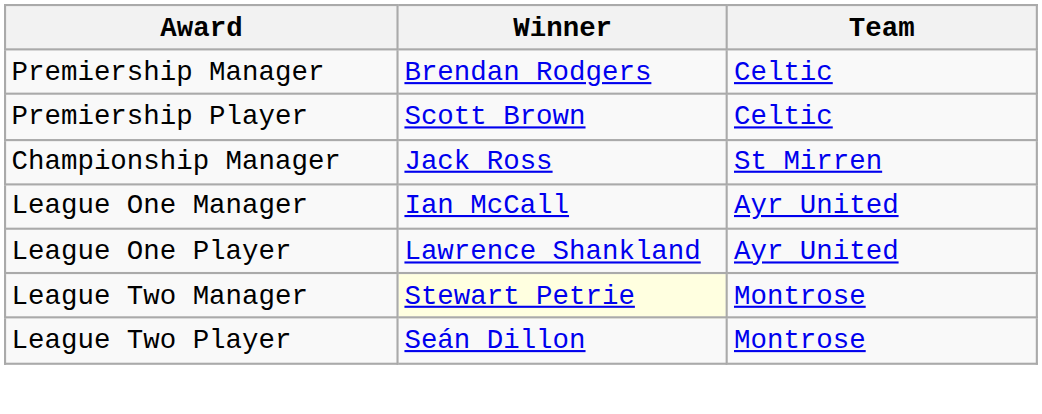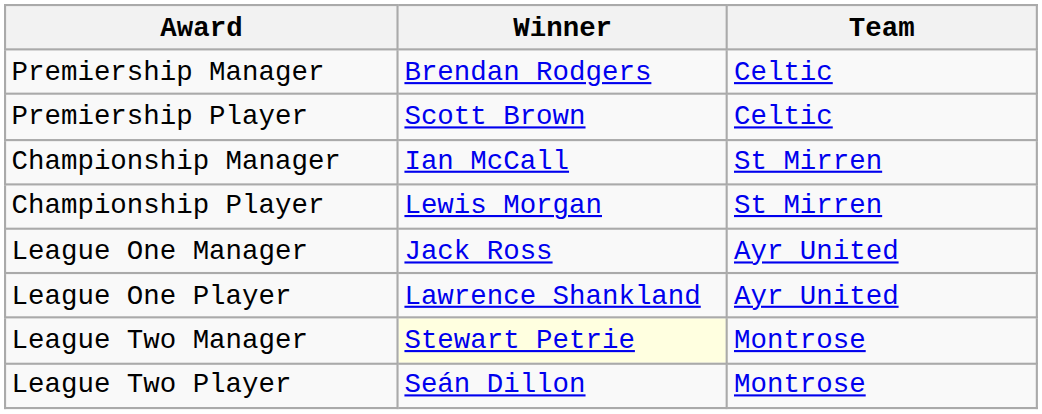(479, 162) Jack Ross -> (487, 162) Ian McCall
+ row: (168, 206)
(487, 206) Ian McCall -> (479, 251) Jack Ross
